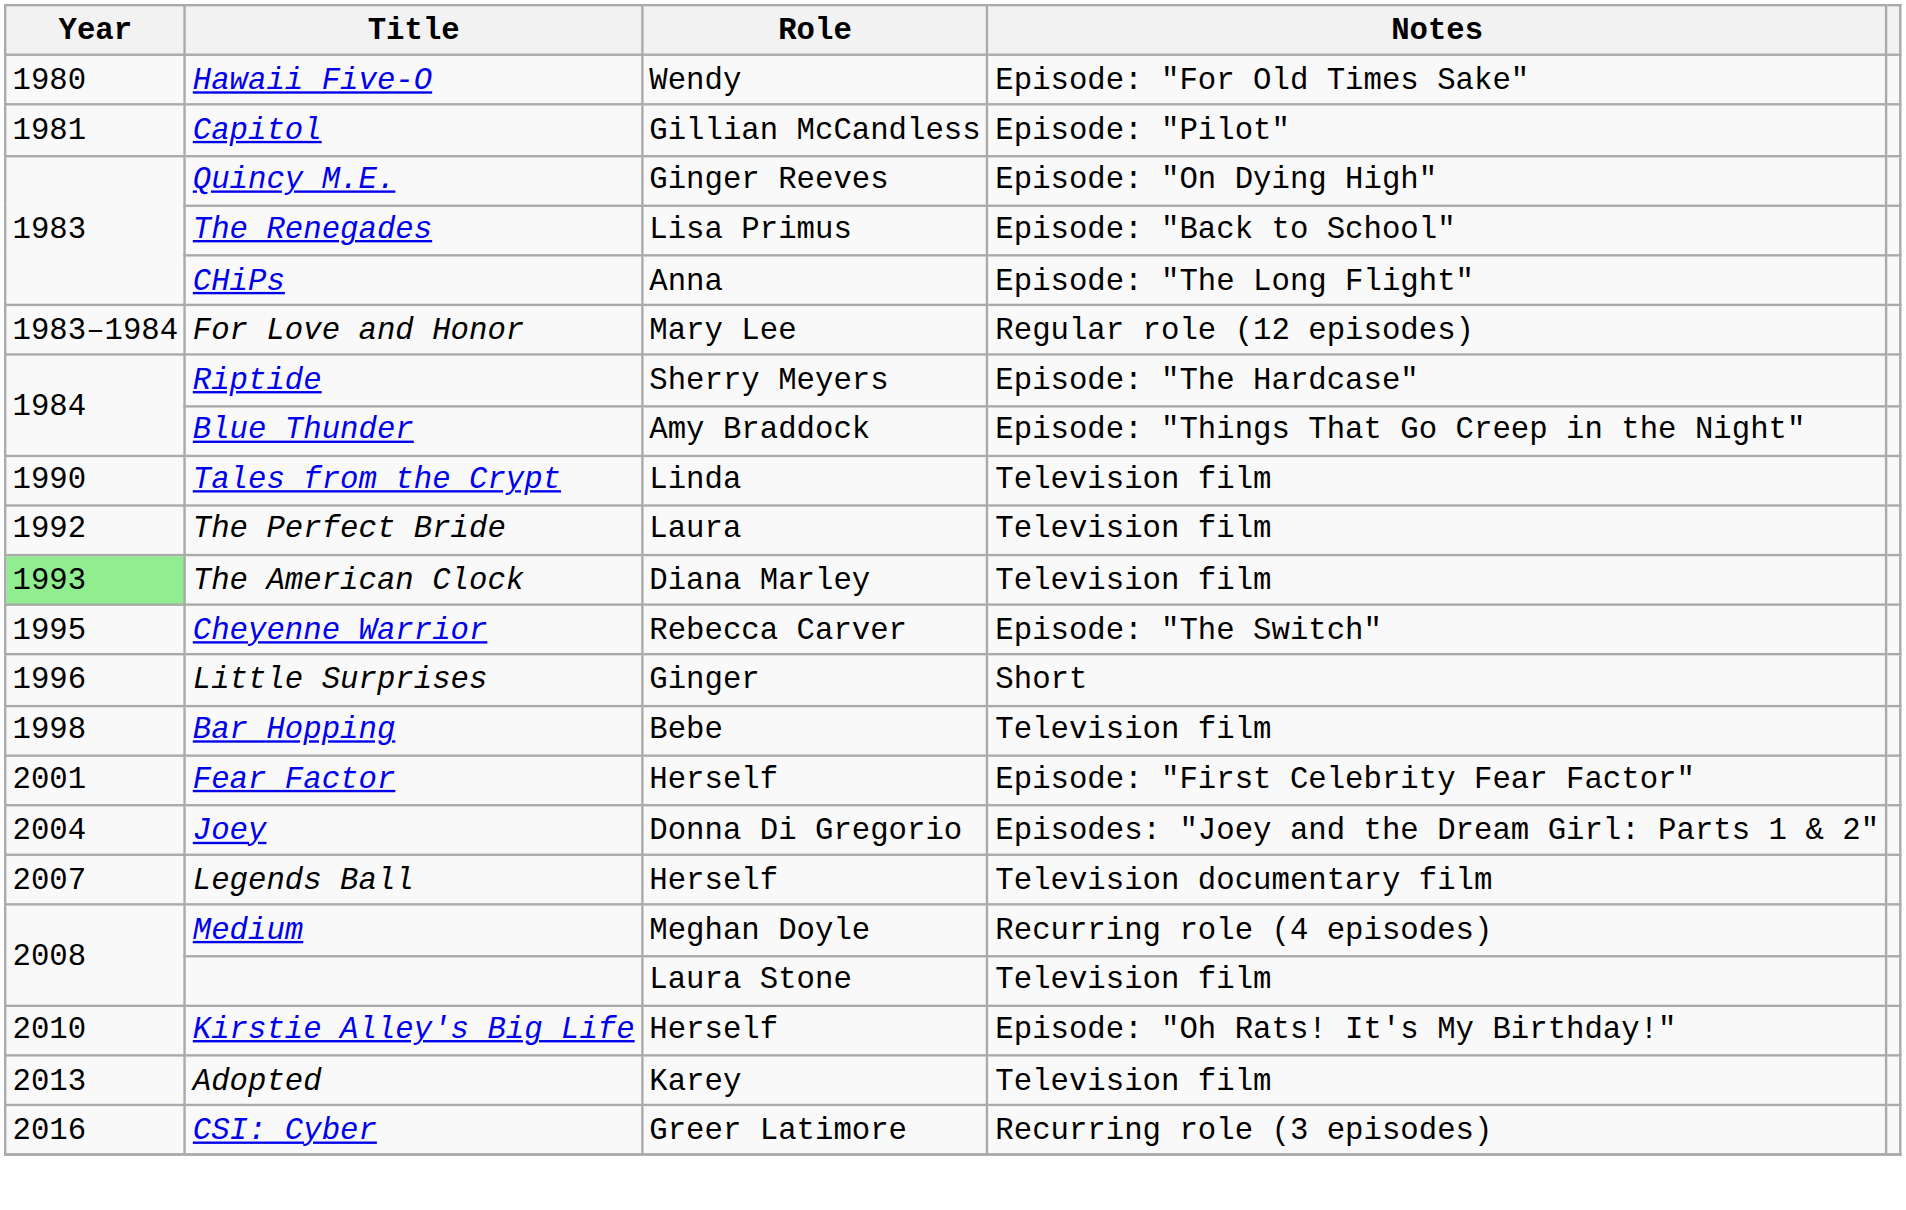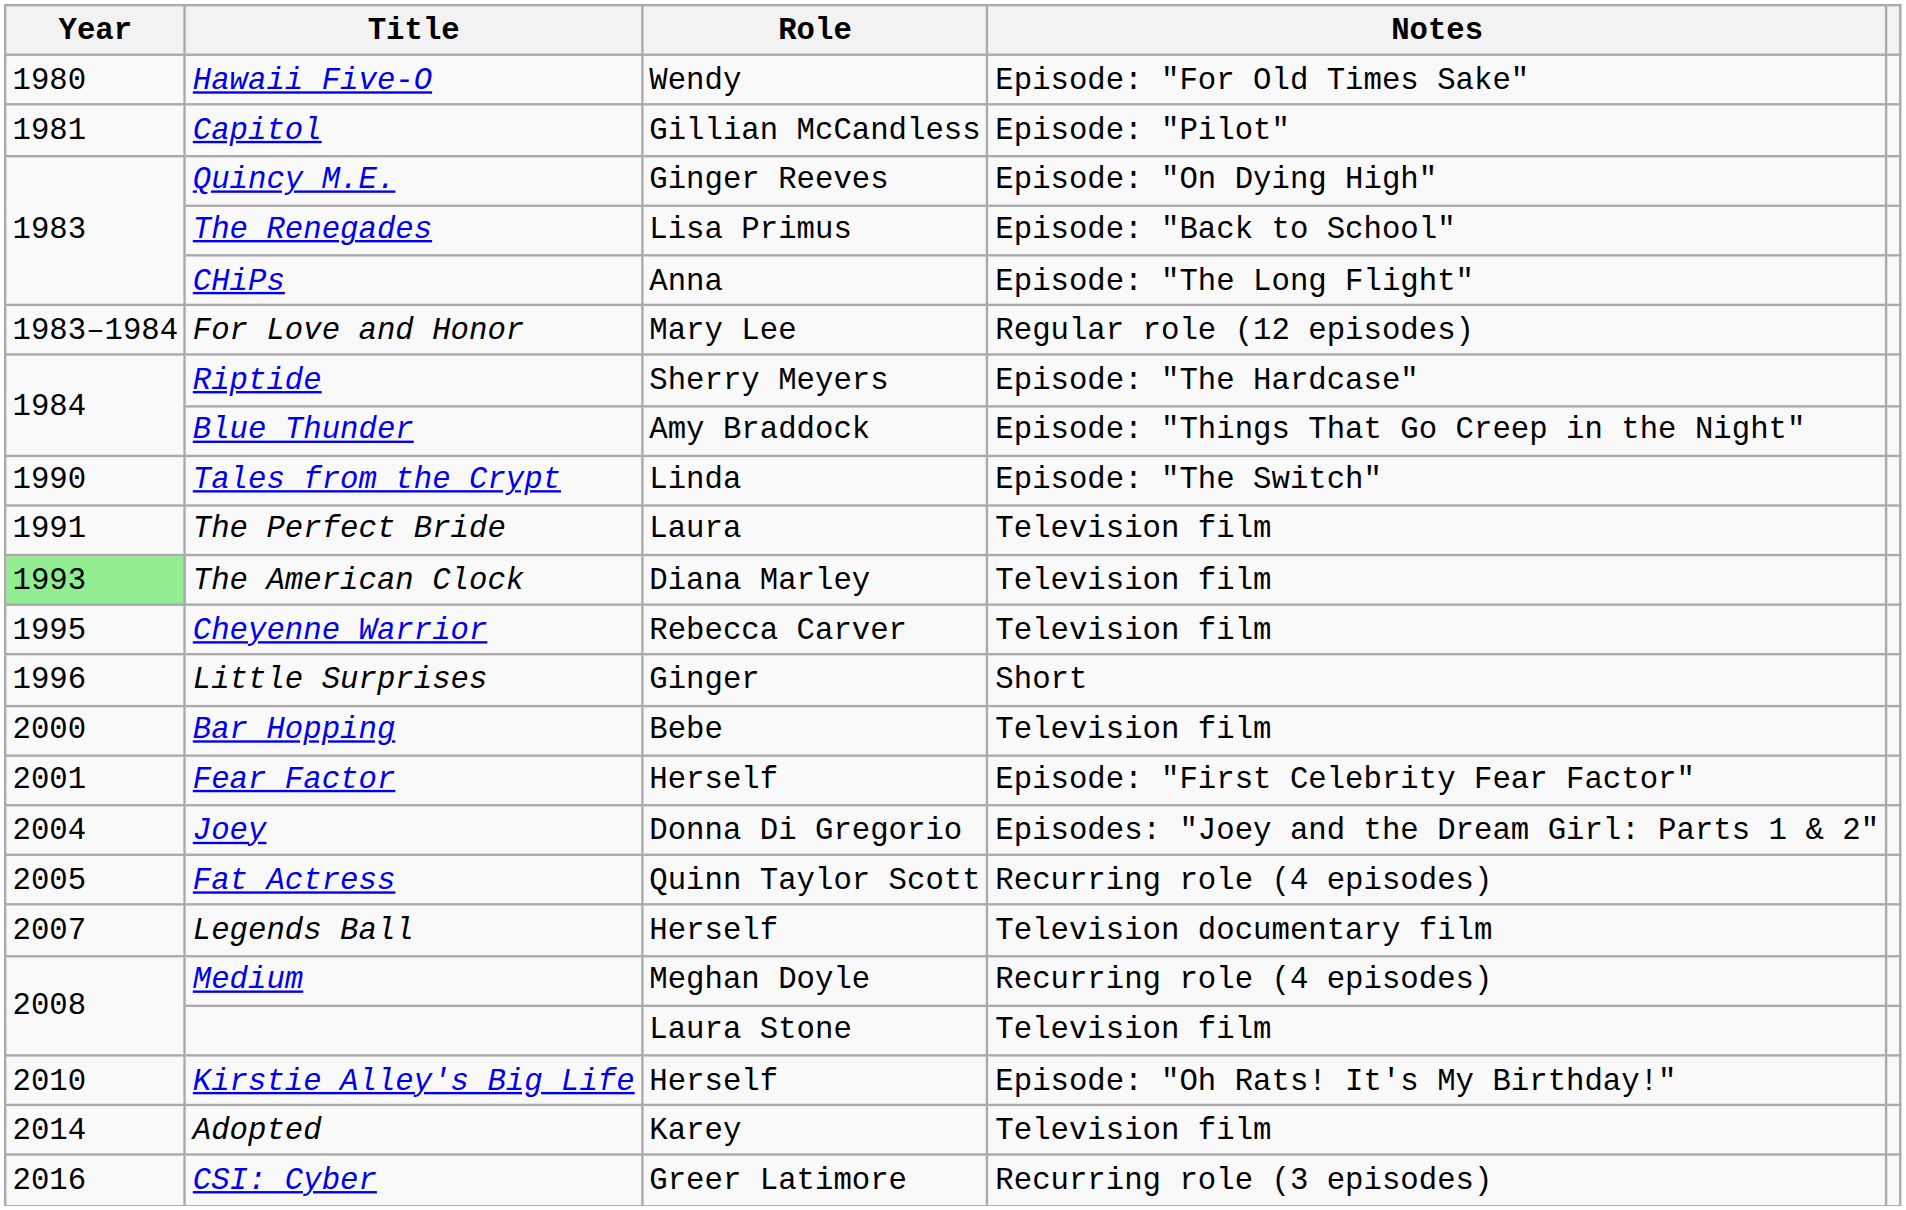(1133, 480) Television film -> (1189, 480) Episode: "The Switch"
(49, 530) 1992 -> (49, 530) 1991
(1189, 630) Episode: "The Switch" -> (1133, 630) Television film
(49, 730) 1998 -> (49, 730) 2000
+ row: (294, 880)
(49, 1080) 2013 -> (49, 1130) 2014
